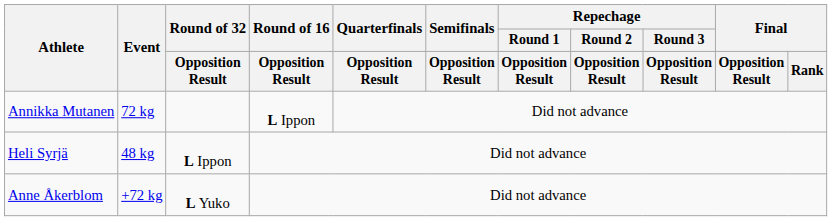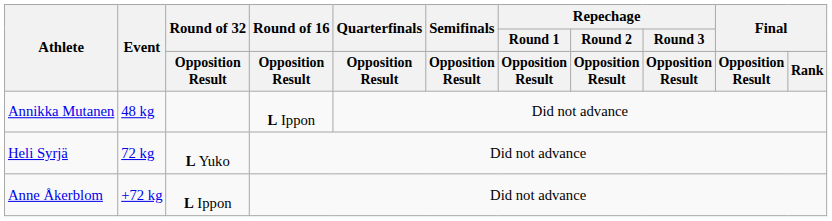(138, 112) 72 kg -> (138, 112) 48 kg
(138, 153) 48 kg -> (138, 153) 72 kg
(208, 162) L Ippon -> (208, 162) L Yuko
(208, 203) L Yuko -> (208, 203) L Ippon
